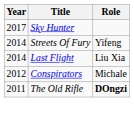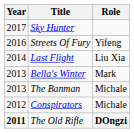(16, 43) 2014 -> (16, 43) 2016
+ row: (58, 74)
+ row: (55, 89)
(16, 89) normal -> (16, 120) bold
